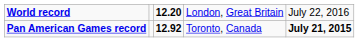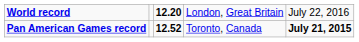(169, 28) 12.92 -> (169, 28) 12.52
